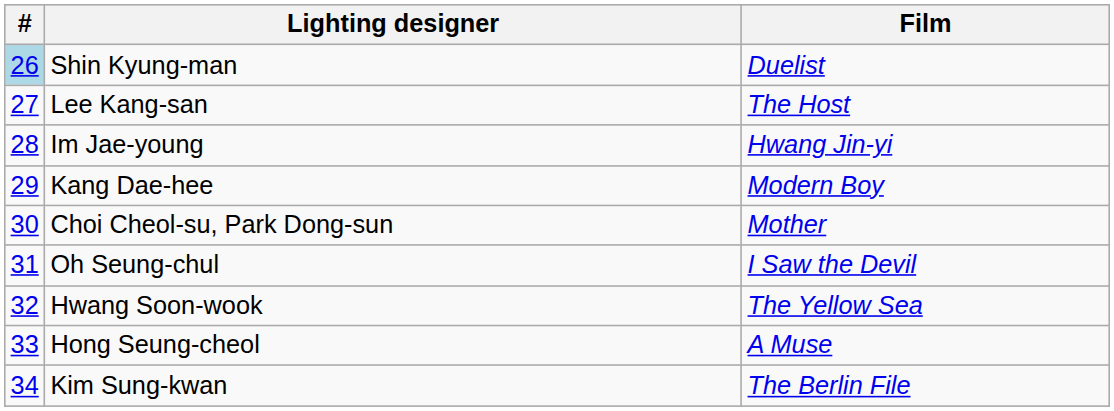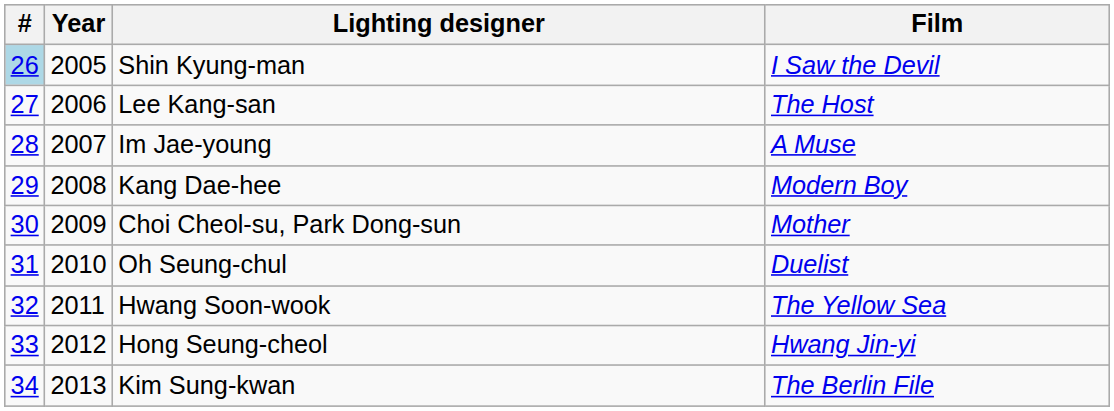+ column: (79, 24)
(786, 64) Duelist -> (855, 64) I Saw the Devil
(820, 144) Hwang Jin-yi -> (813, 144) A Muse
(832, 265) I Saw the Devil -> (810, 265) Duelist
(790, 345) A Muse -> (843, 345) Hwang Jin-yi
